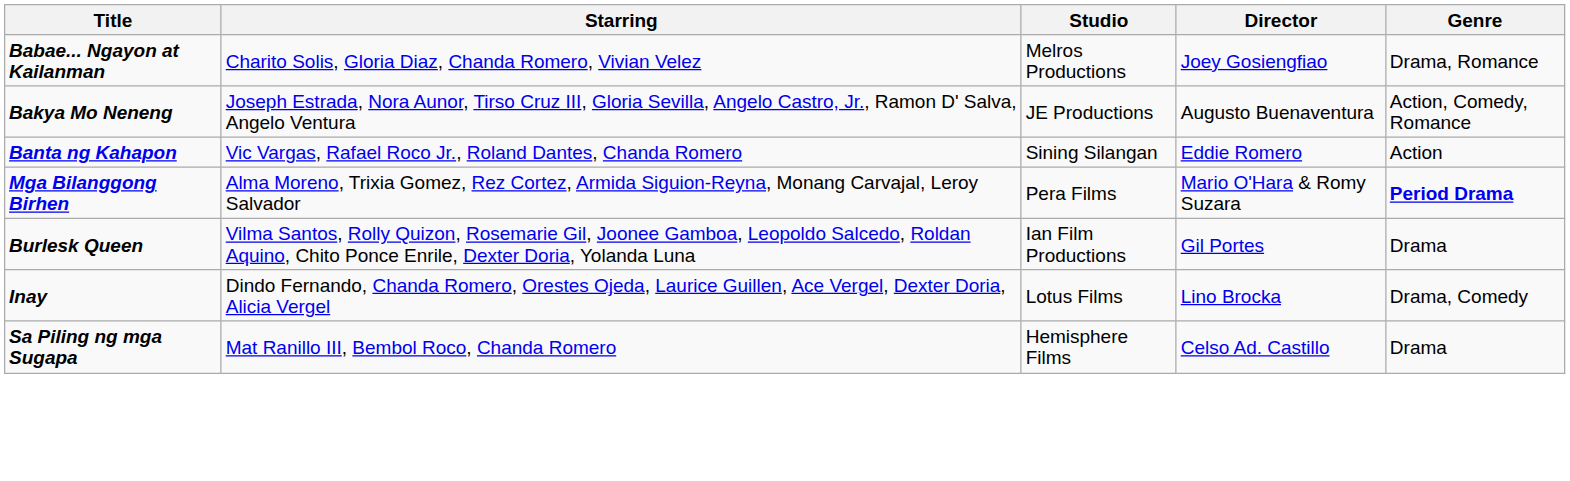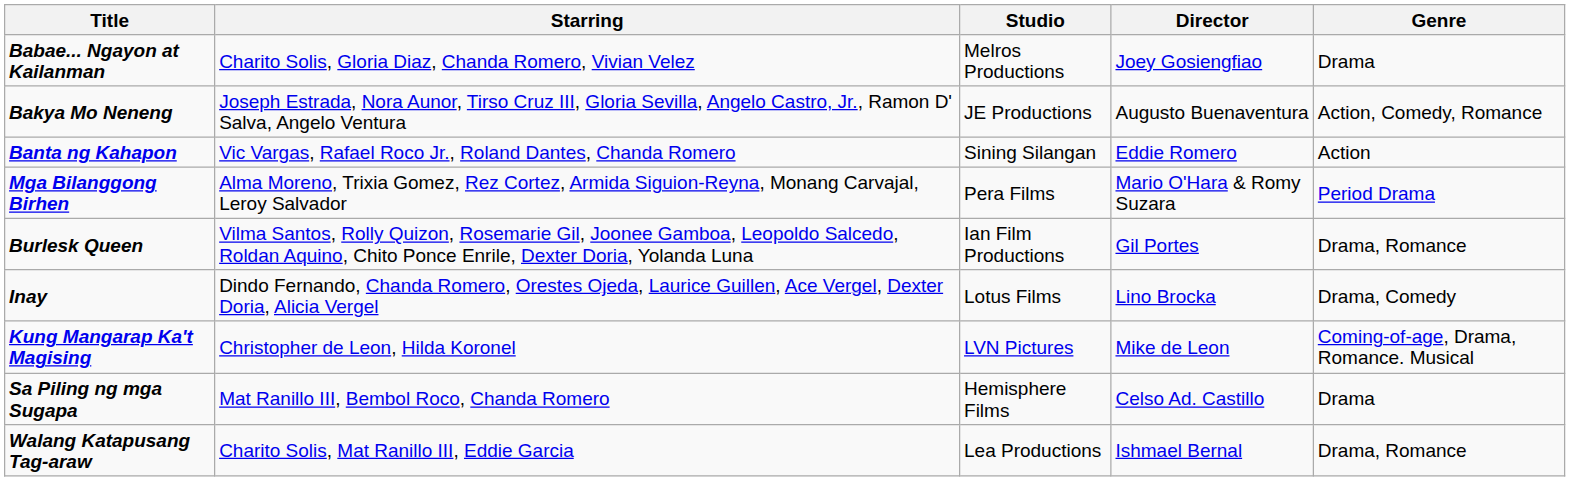(1464, 61) Drama, Romance -> (1346, 61) Drama
(1452, 193) bold -> (1376, 193) normal
(1418, 245) Drama -> (1392, 245) Drama, Romance
+ row: (101, 347)
+ row: (100, 450)
